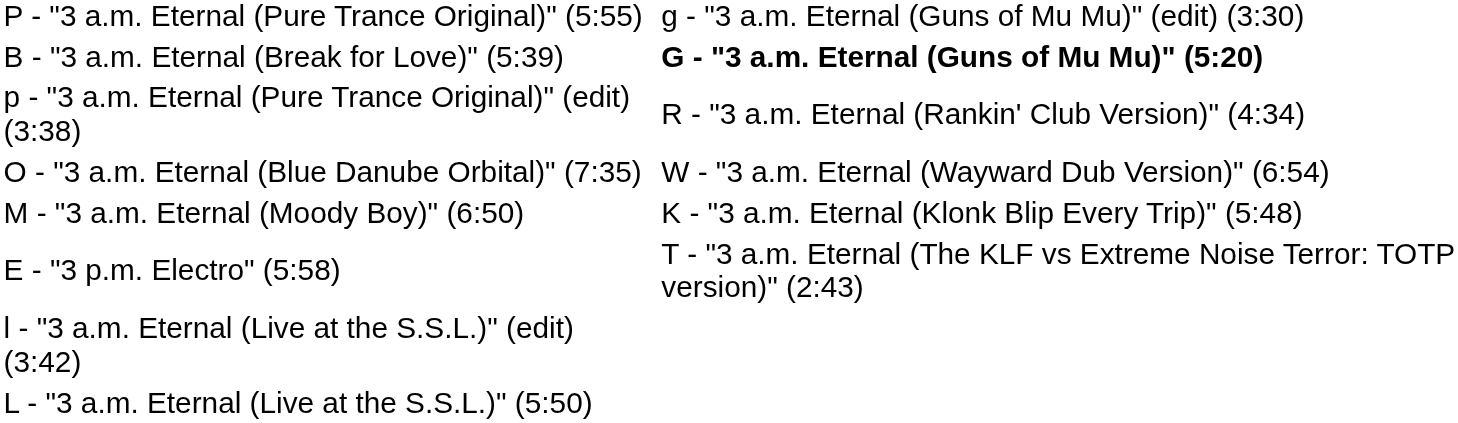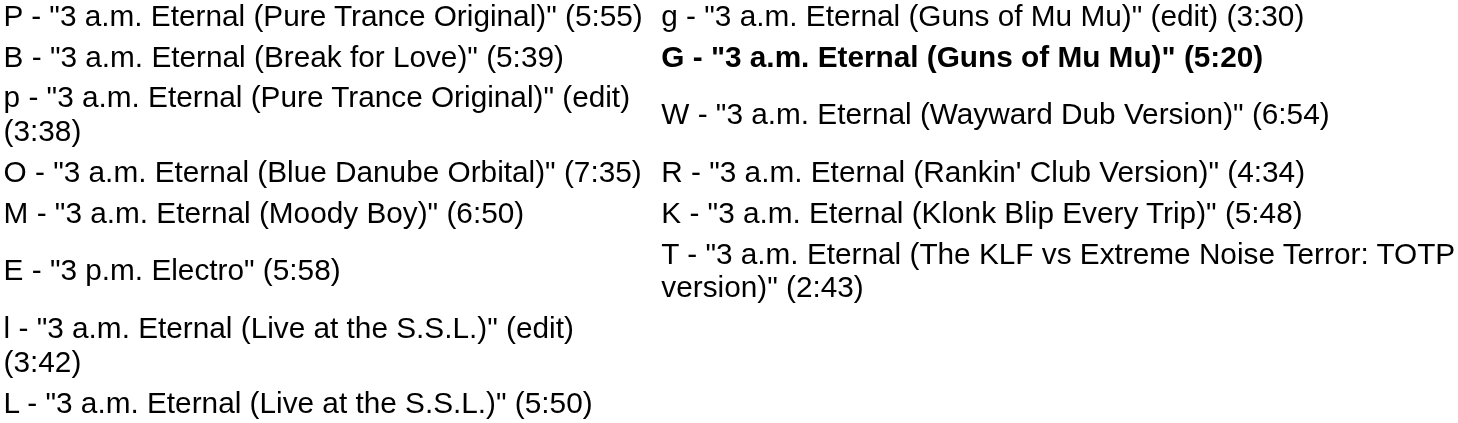(983, 114) R - "3 a.m. Eternal (Rankin' Club Version)" (4:34) -> (995, 114) W - "3 a.m. Eternal (Wayward Dub Version)" (6:54)
(995, 172) W - "3 a.m. Eternal (Wayward Dub Version)" (6:54) -> (983, 172) R - "3 a.m. Eternal (Rankin' Club Version)" (4:34)
